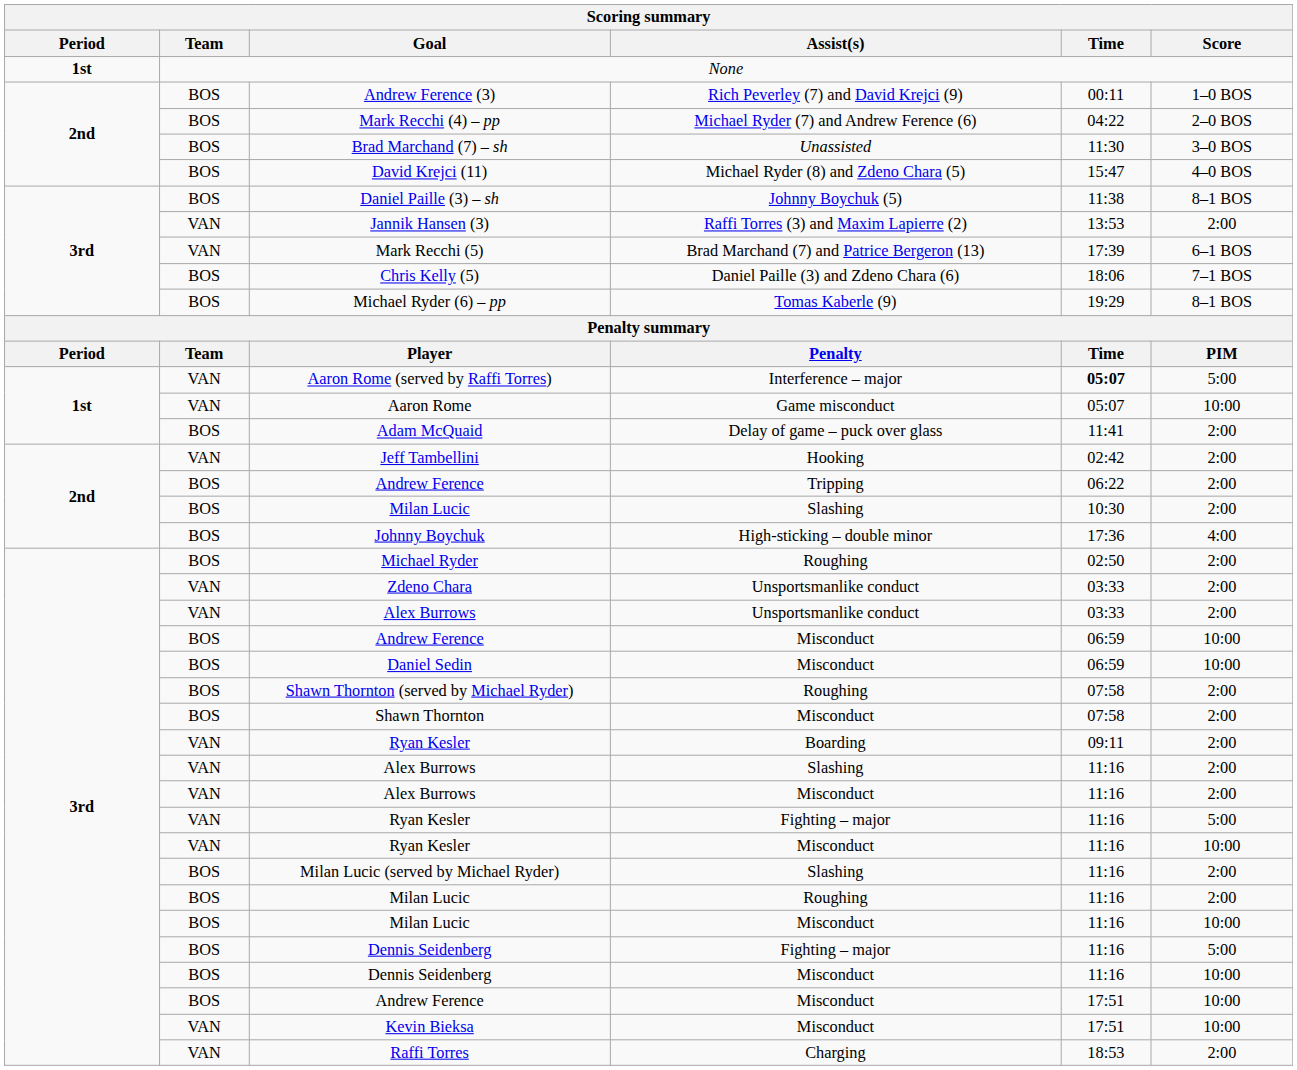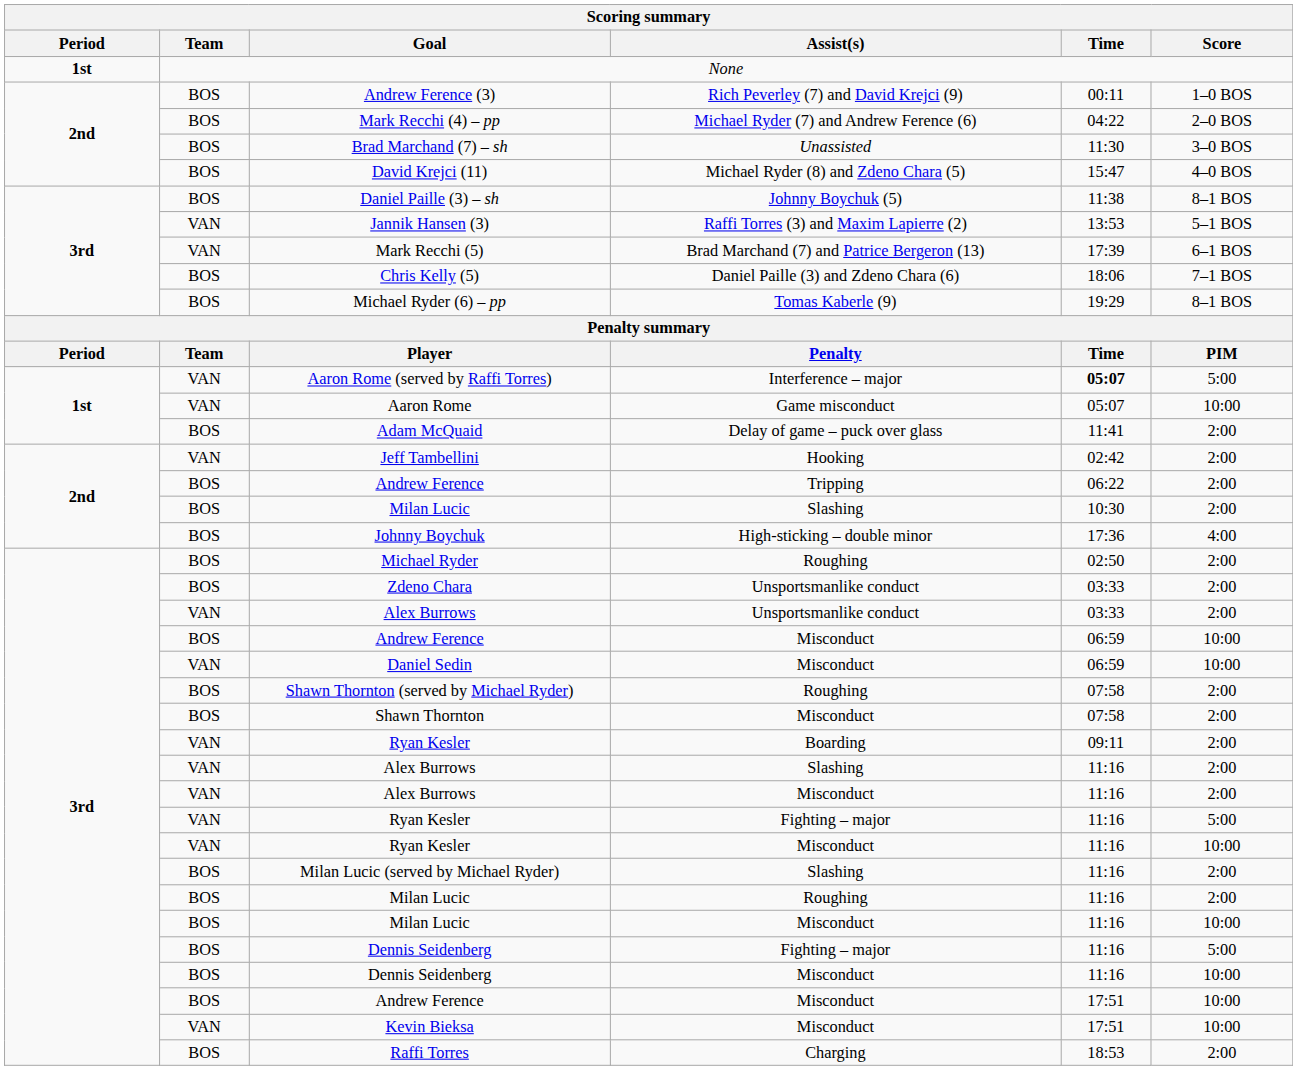(1222, 224) 2:00 -> (1222, 224) 5–1 BOS
(204, 586) VAN -> (204, 586) BOS
(204, 664) BOS -> (204, 664) VAN
(204, 1052) VAN -> (204, 1052) BOS
